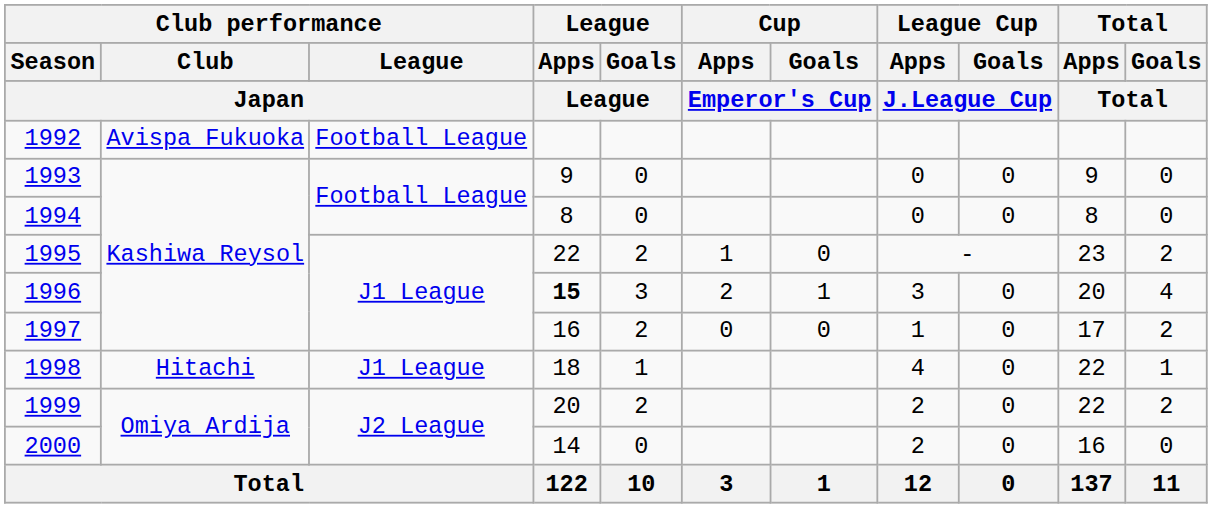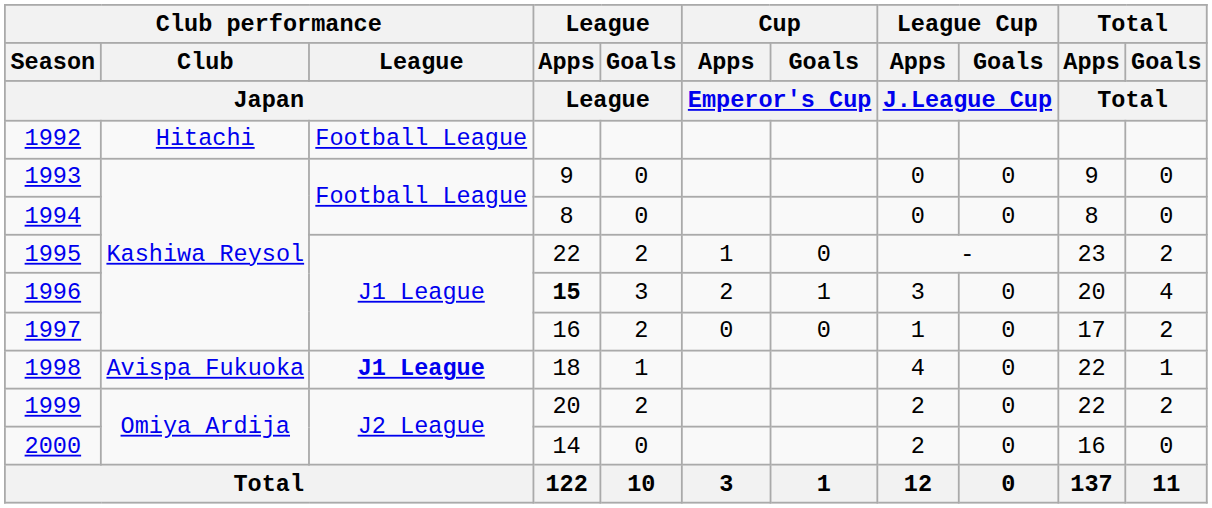(205, 139) Avispa Fukuoka -> (205, 139) Hitachi
(205, 369) Hitachi -> (205, 369) Avispa Fukuoka
(421, 369) normal -> (421, 369) bold
